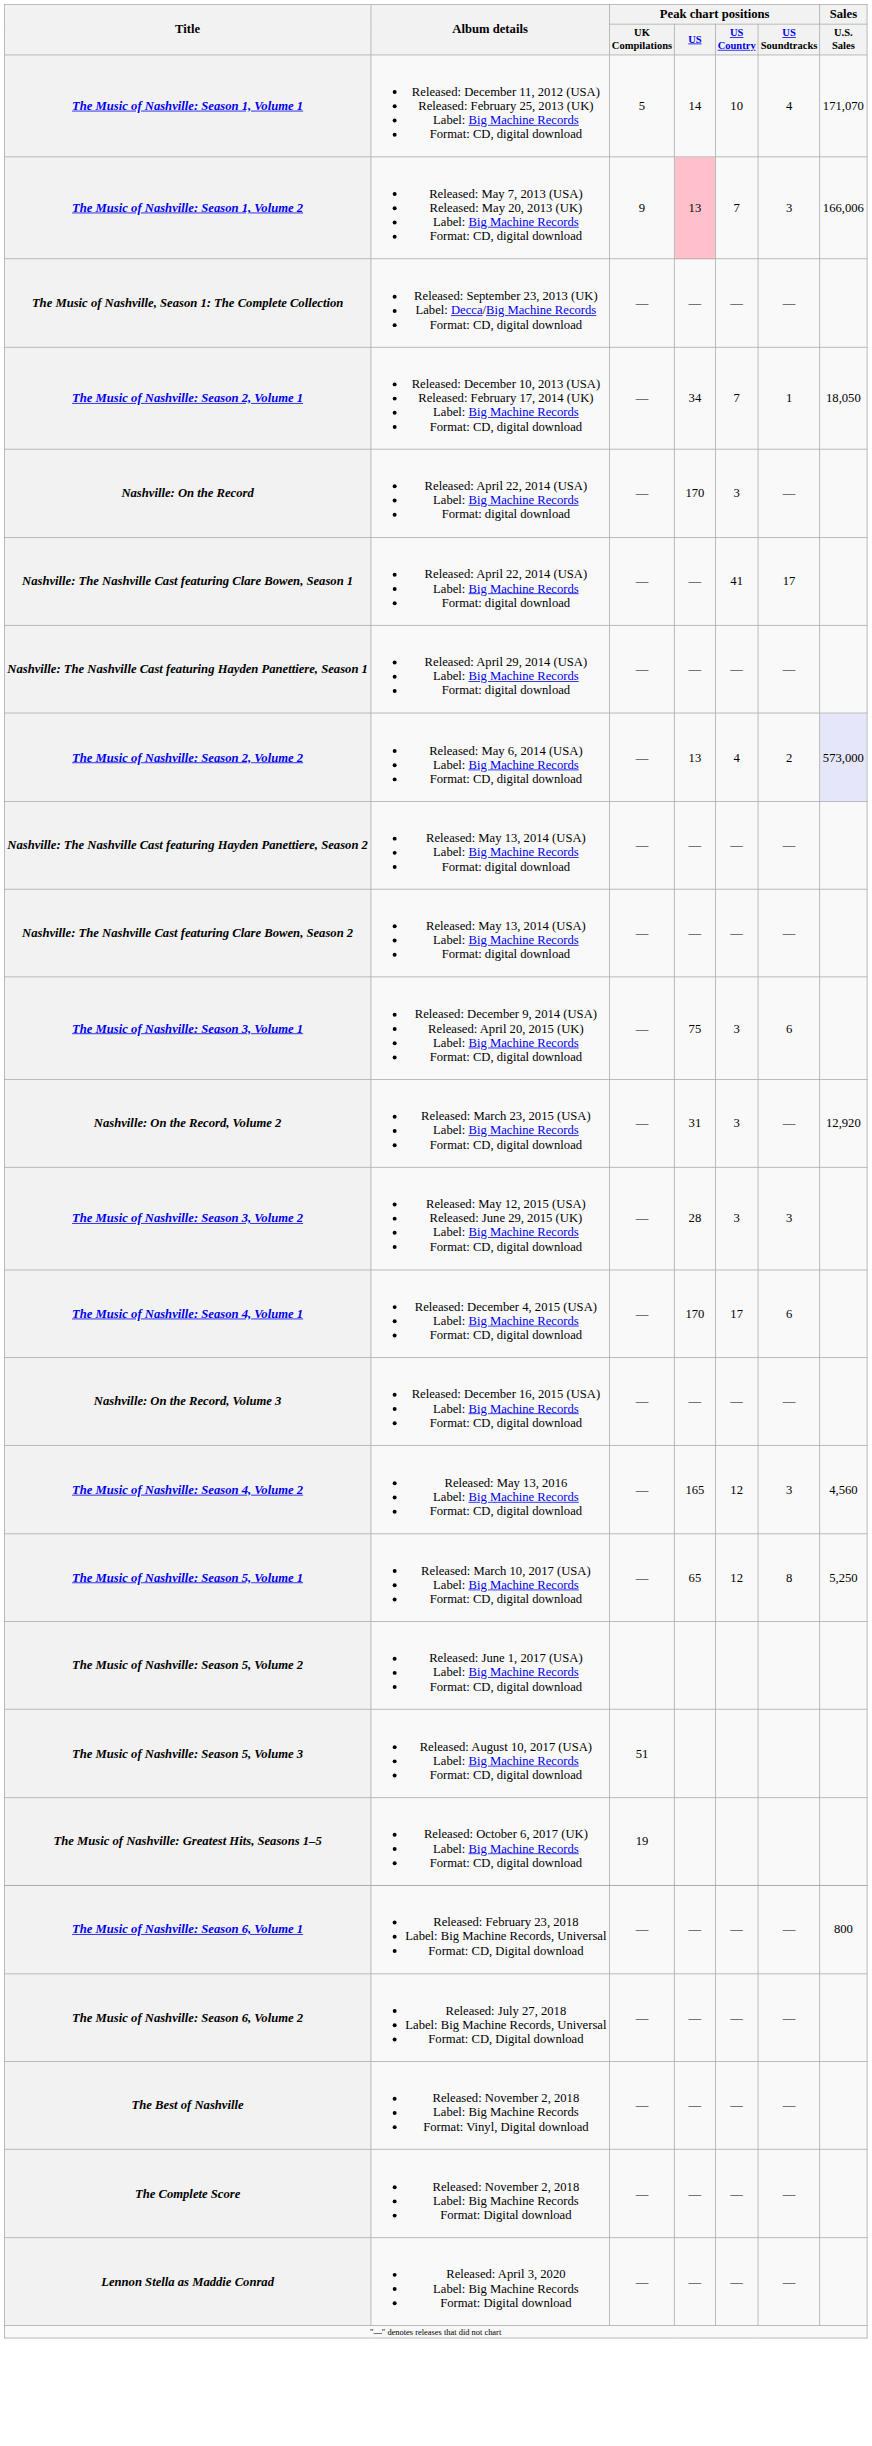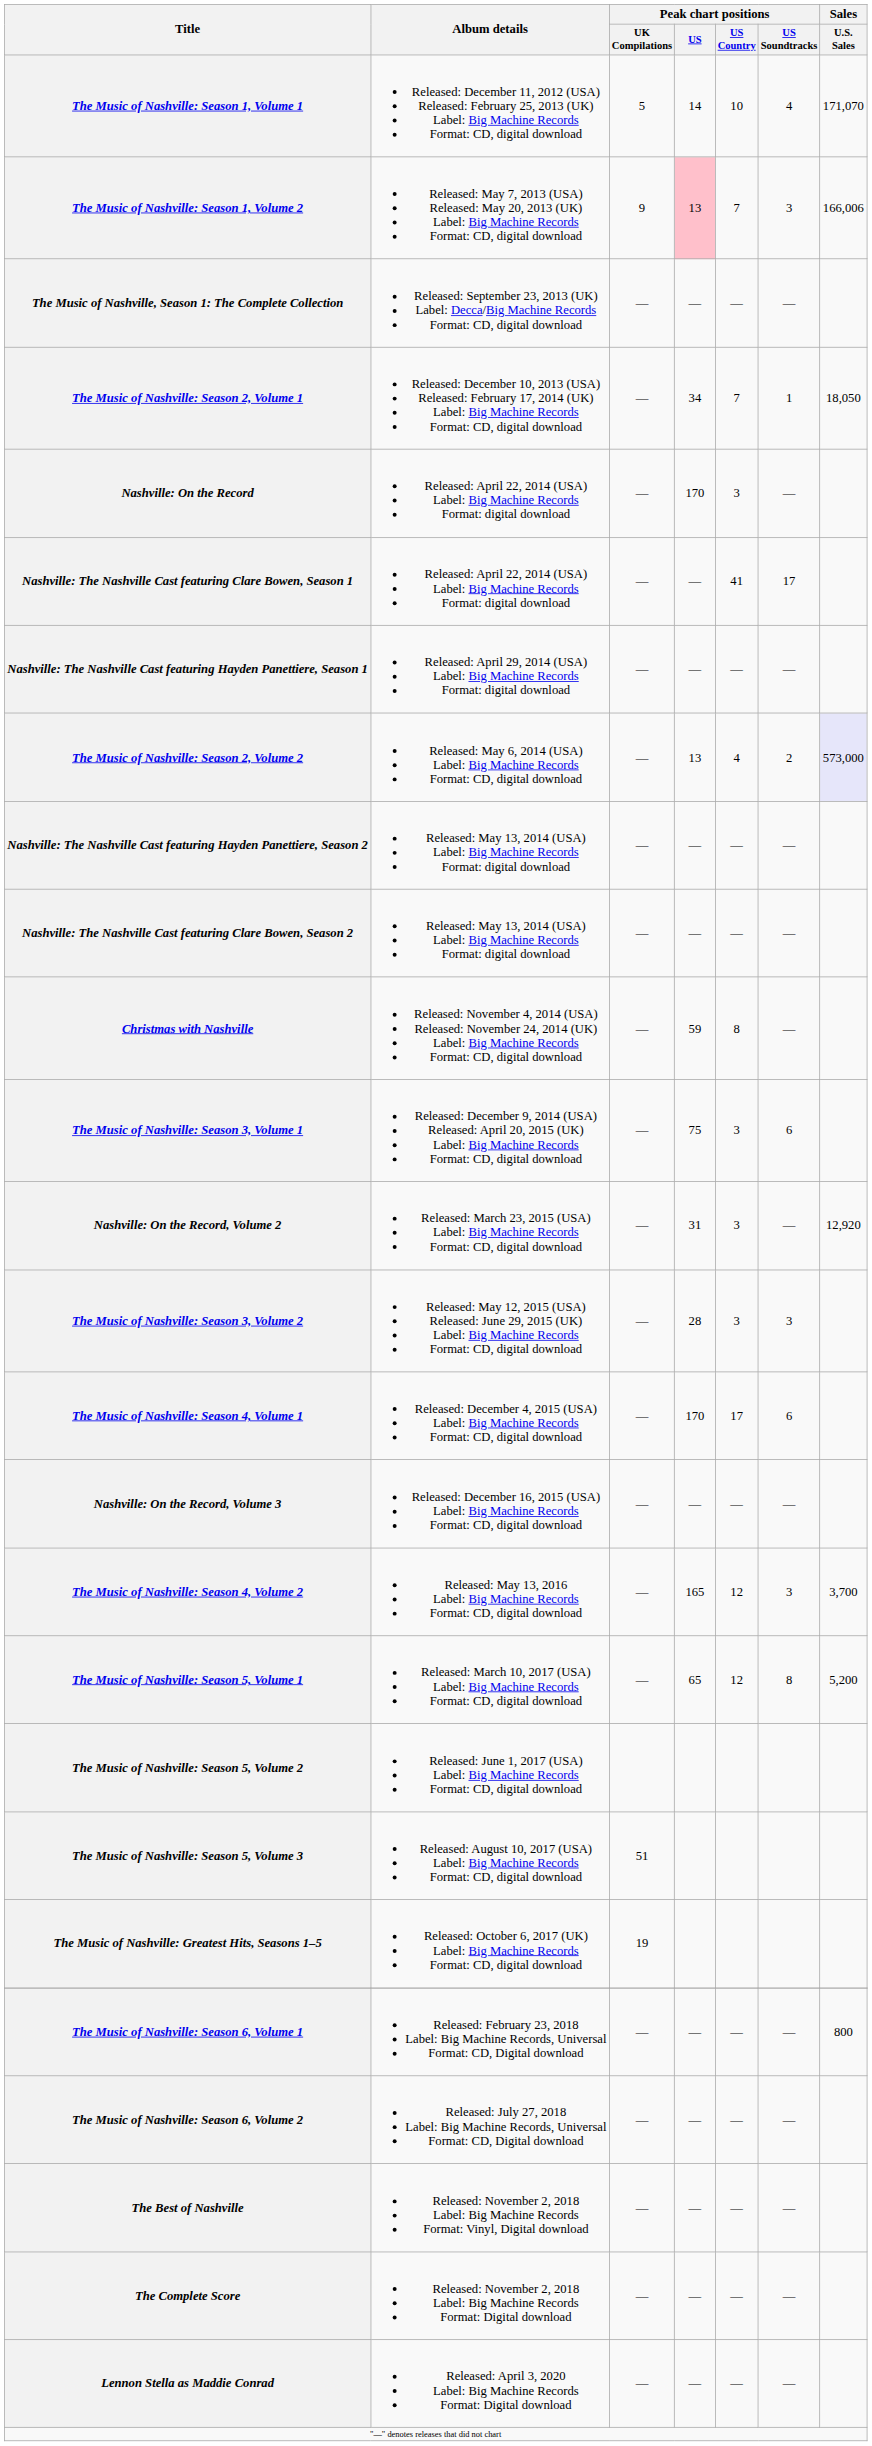+ row: (188, 1028)
(843, 1489) 4,560 -> (843, 1591) 3,700
(843, 1577) 5,250 -> (843, 1679) 5,200
